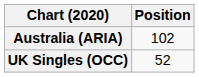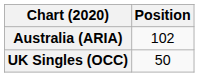(163, 60) 52 -> (163, 60) 50
